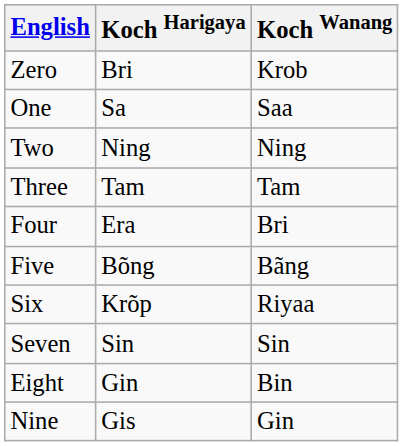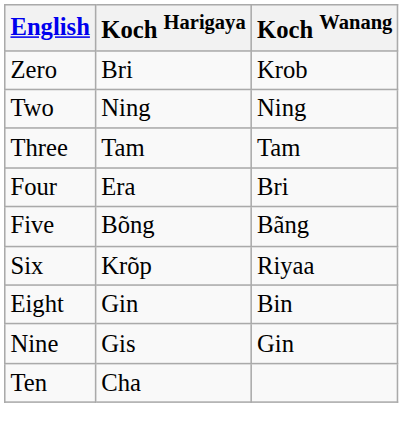- row: (31, 108)
- row: (41, 343)
+ row: (29, 382)
